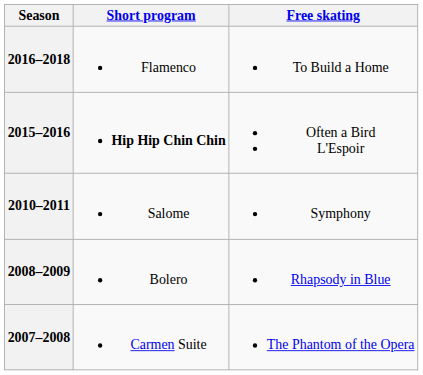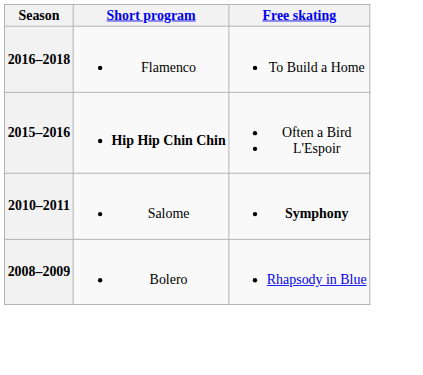(323, 214) normal -> (299, 214) bold
- row: (39, 337)
